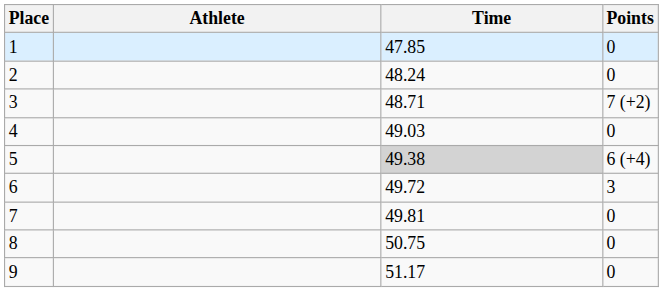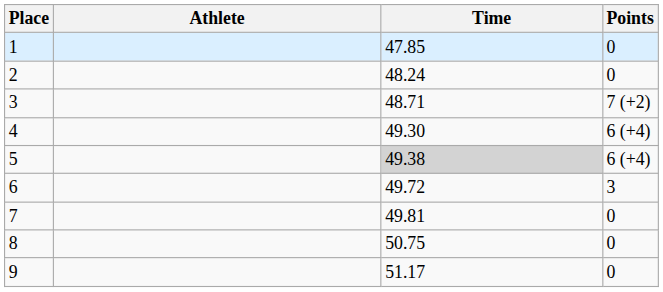(405, 131) 49.03 -> (405, 131) 49.30
(611, 131) 0 -> (628, 131) 6 (+4)
